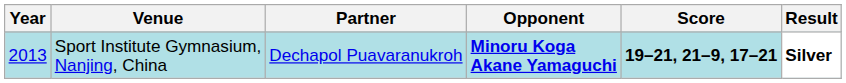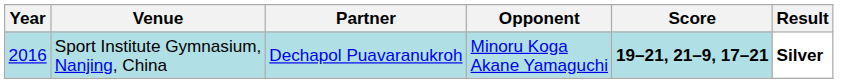(28, 55) 2013 -> (28, 55) 2016
(544, 55) bold -> (539, 55) normal
